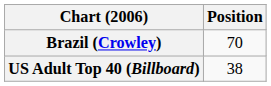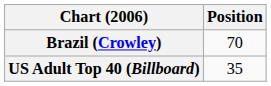(235, 68) 38 -> (235, 68) 35
